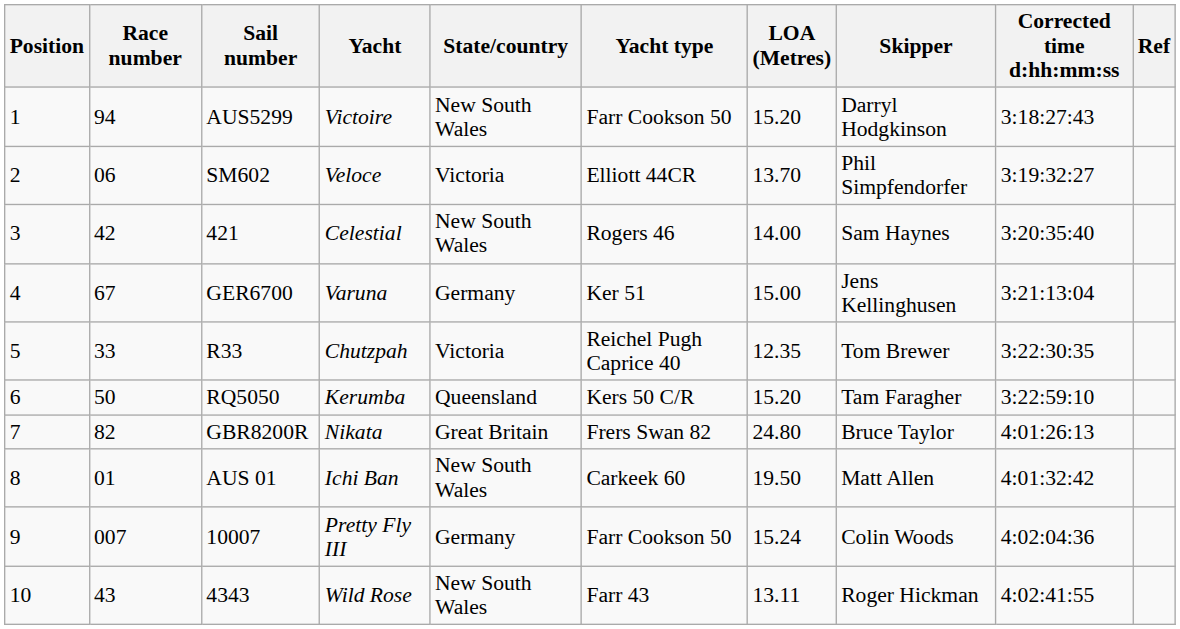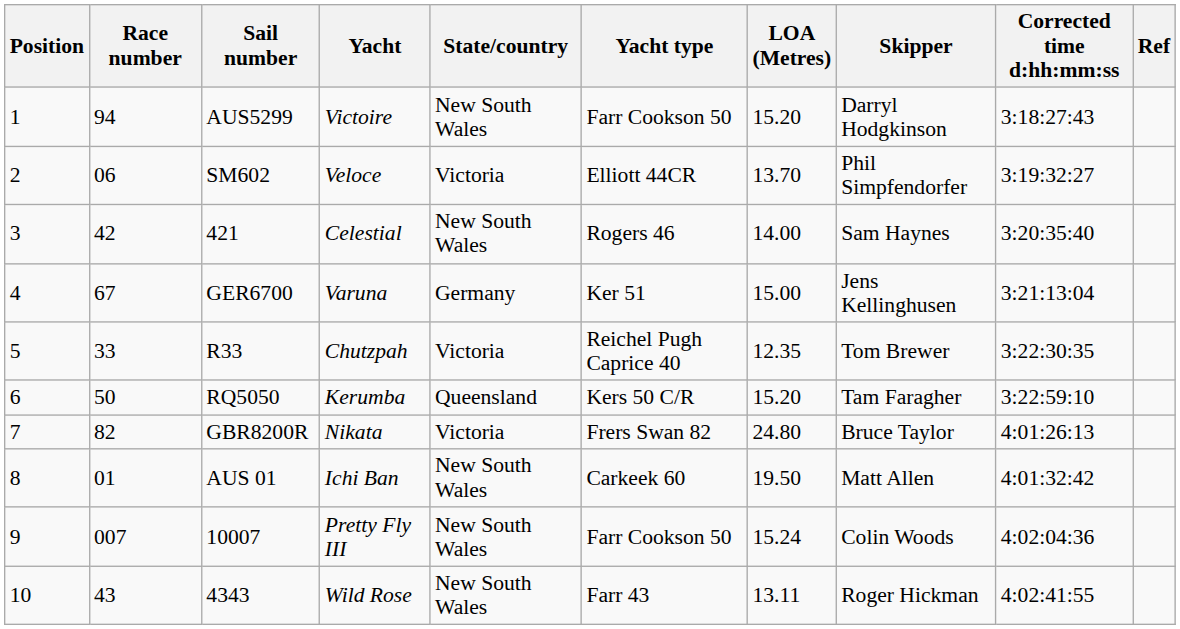(492, 431) Great Britain -> (470, 431) Victoria
(475, 536) Germany -> (483, 536) New South Wales
